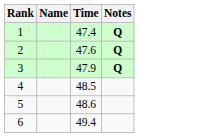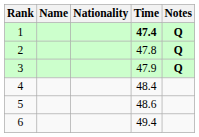+ column: (101, 13)
(86, 31) normal -> (146, 31) bold
(86, 50) 47.6 -> (146, 50) 47.8
(86, 86) 48.5 -> (146, 86) 48.4
